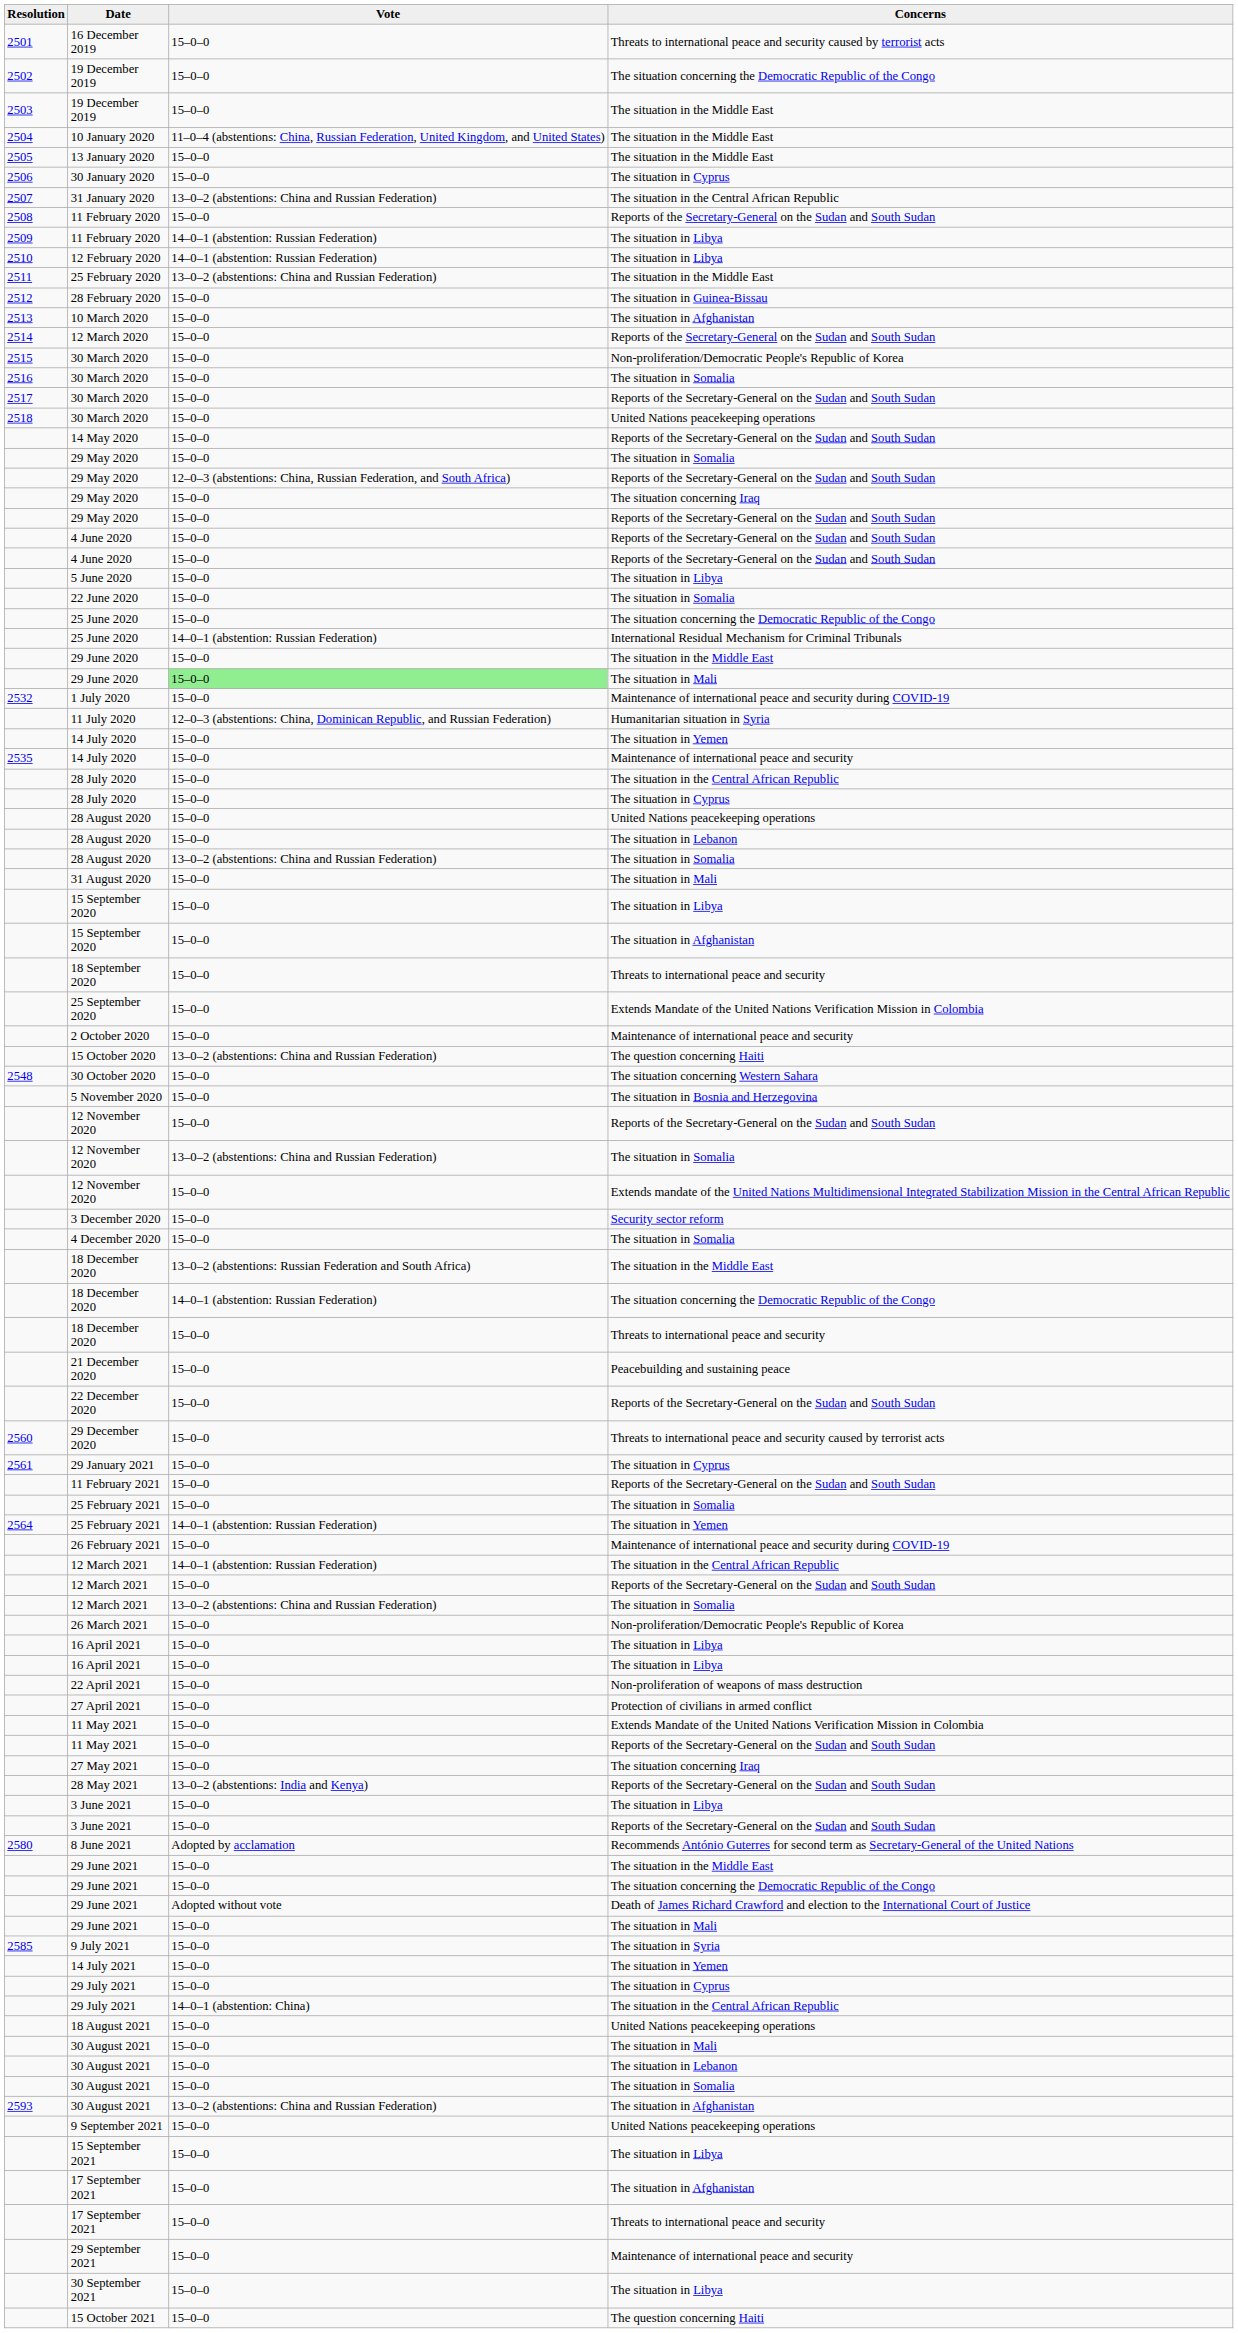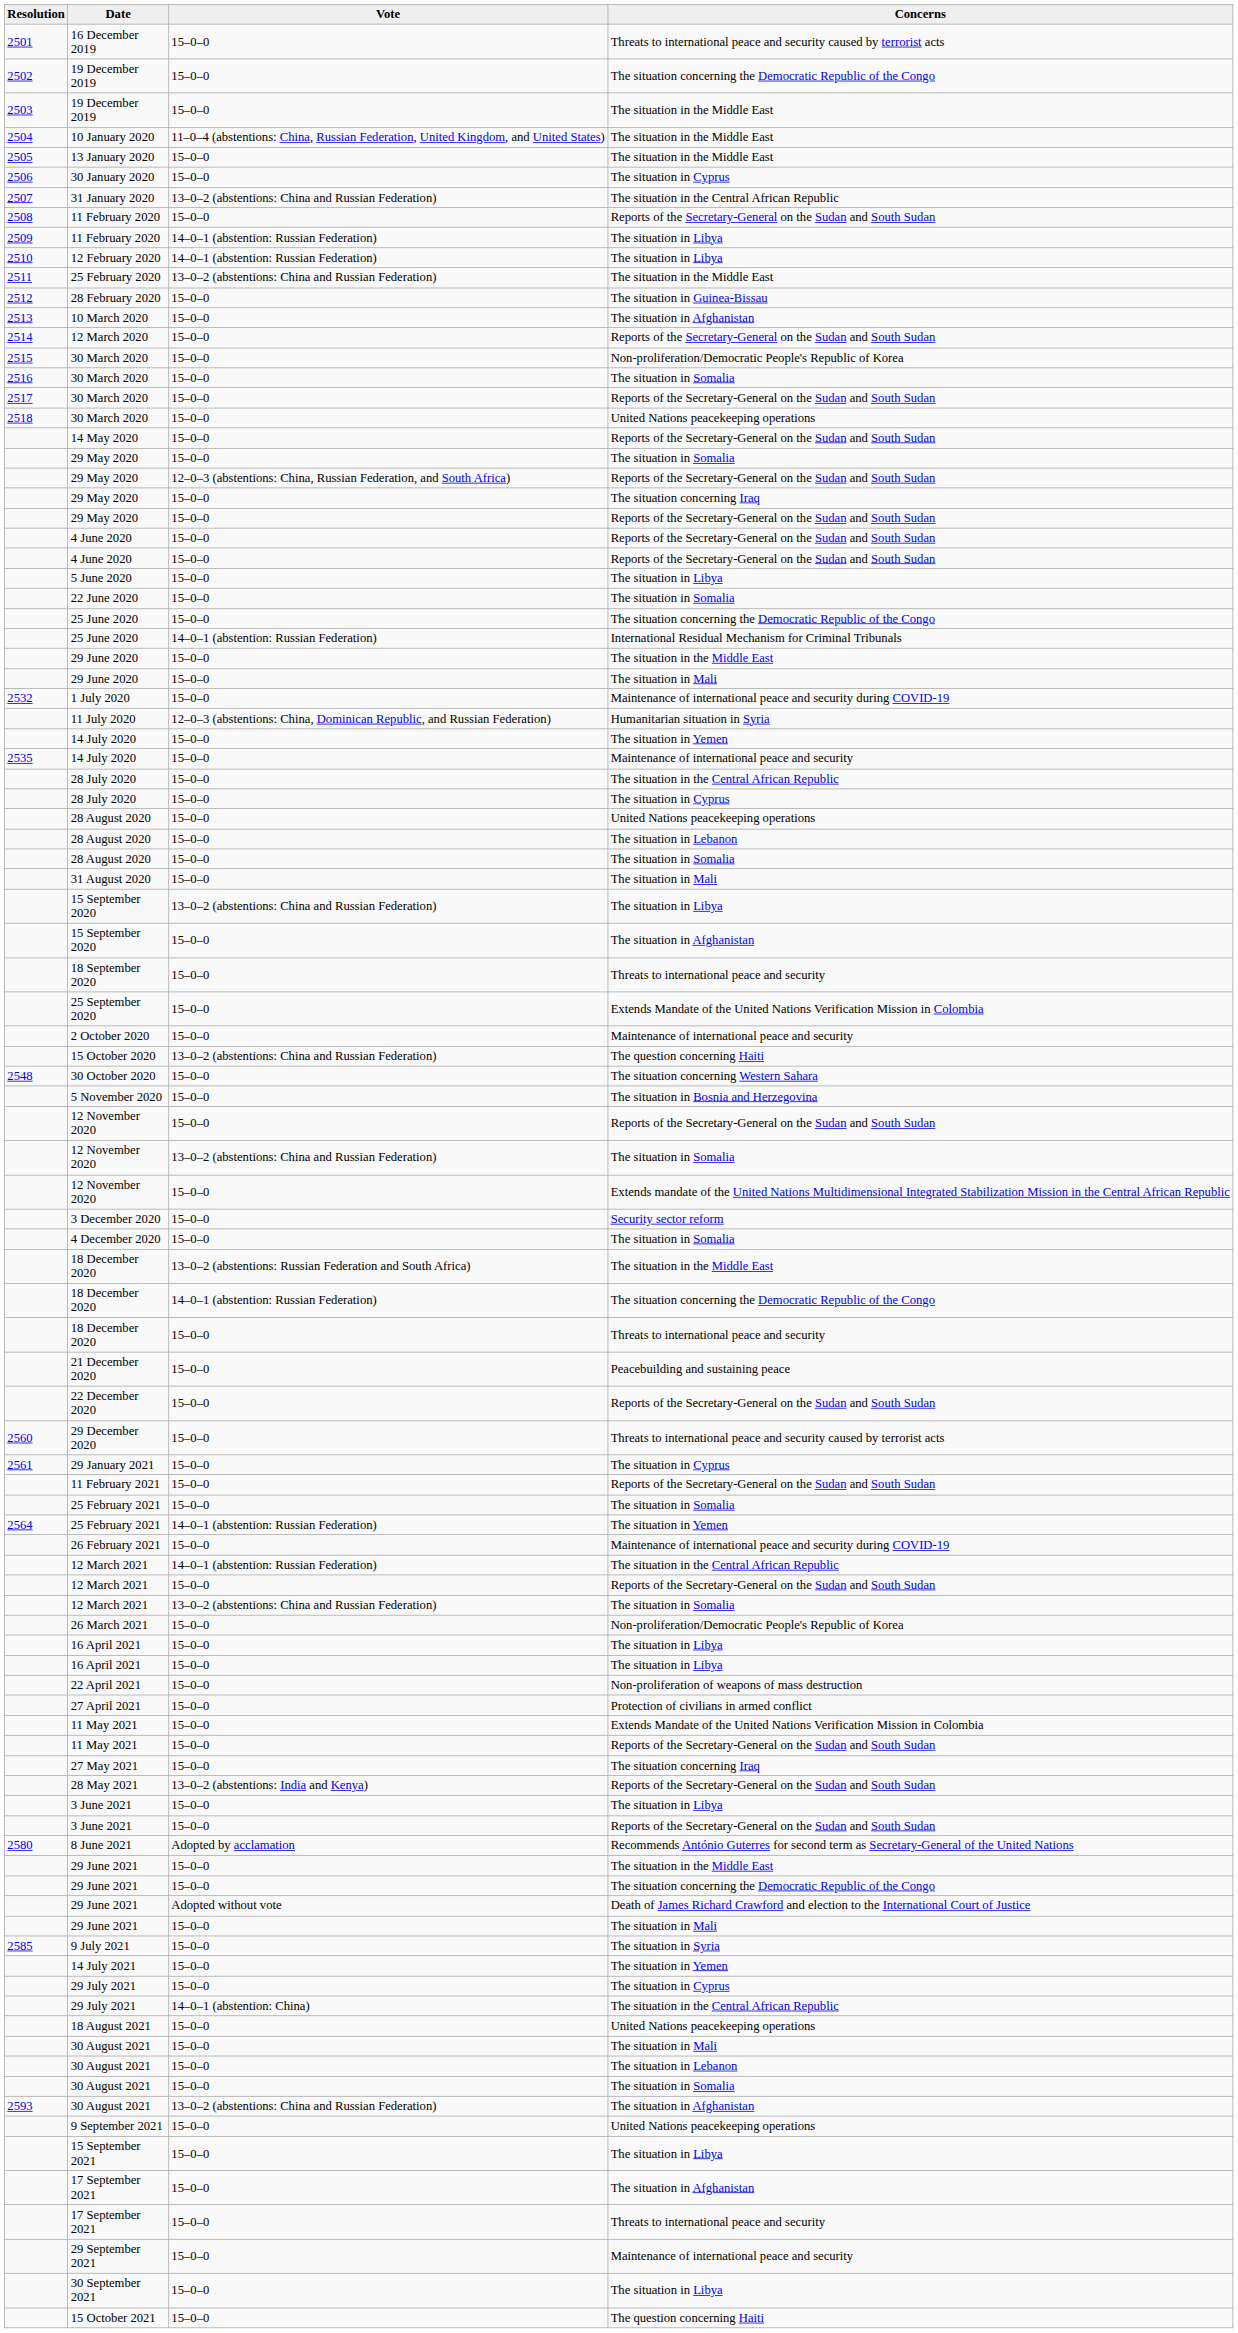(190, 678) lightgreen background -> (190, 678) no background
(304, 859) 13–0–2 (abstentions: China and Russian Federation) -> (190, 859) 15–0–0
(190, 906) 15–0–0 -> (304, 906) 13–0–2 (abstentions: China and Russian Federation)
